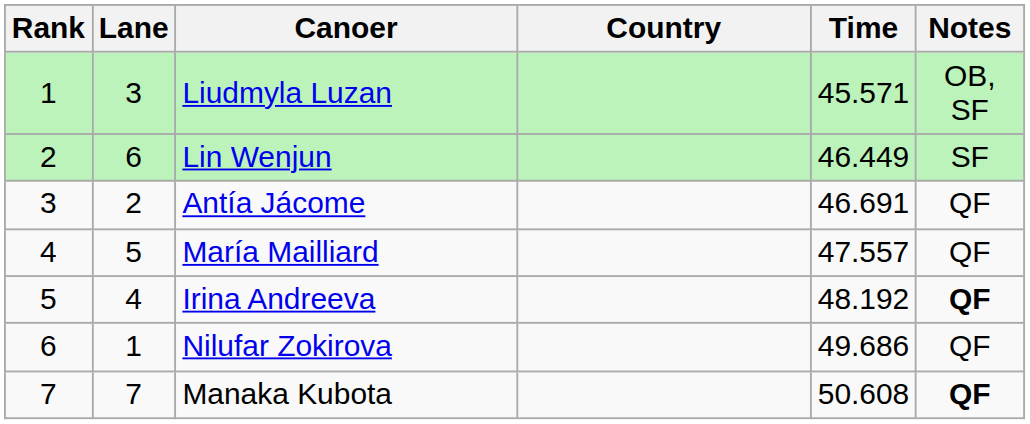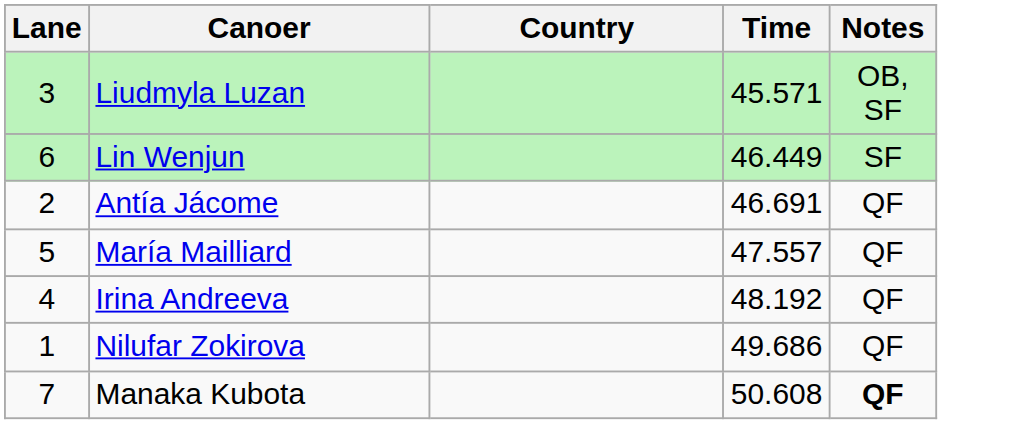- column: (48, 28)
(970, 299) bold -> (883, 299) normal
